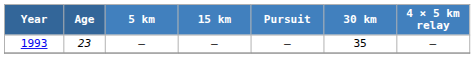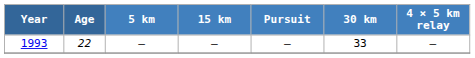(84, 44) 23 -> (84, 44) 22
(360, 44) 35 -> (360, 44) 33
